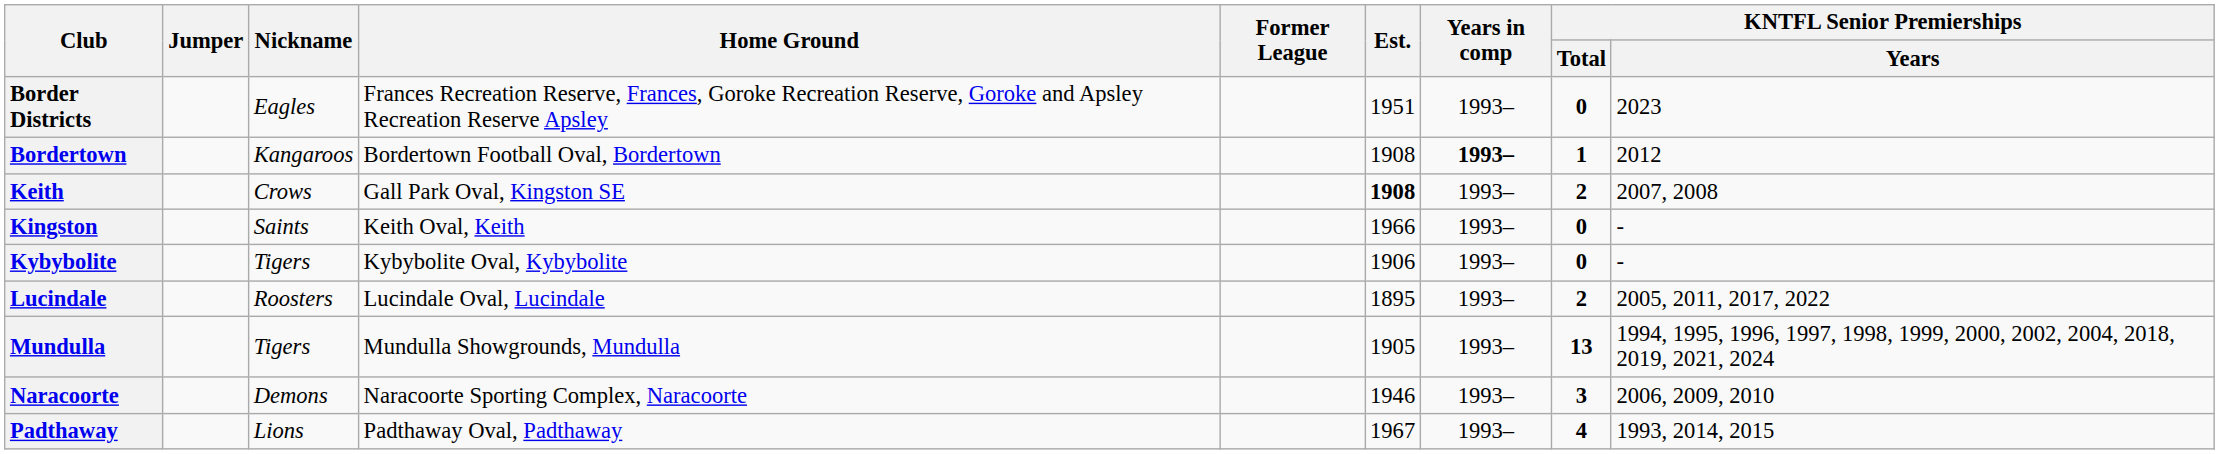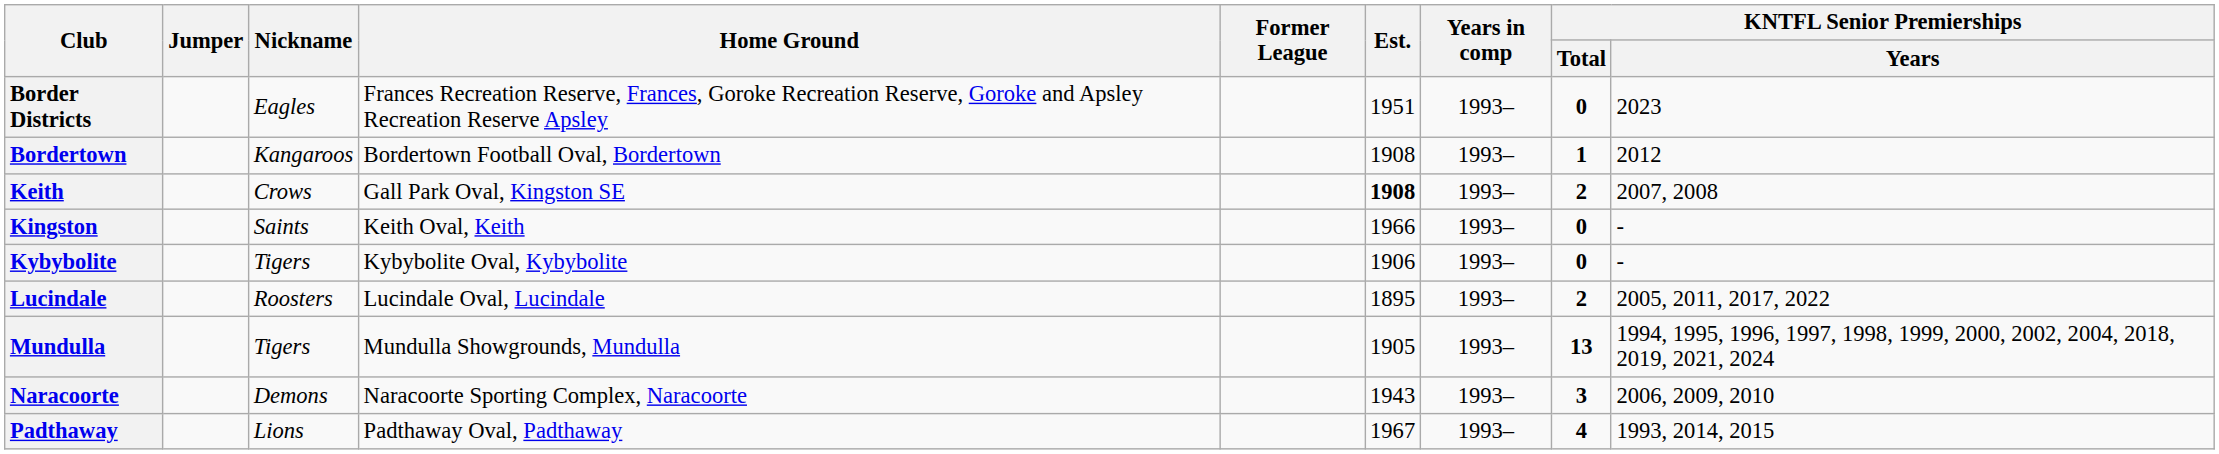(1486, 155) bold -> (1486, 155) normal
(1393, 395) 1946 -> (1393, 395) 1943
